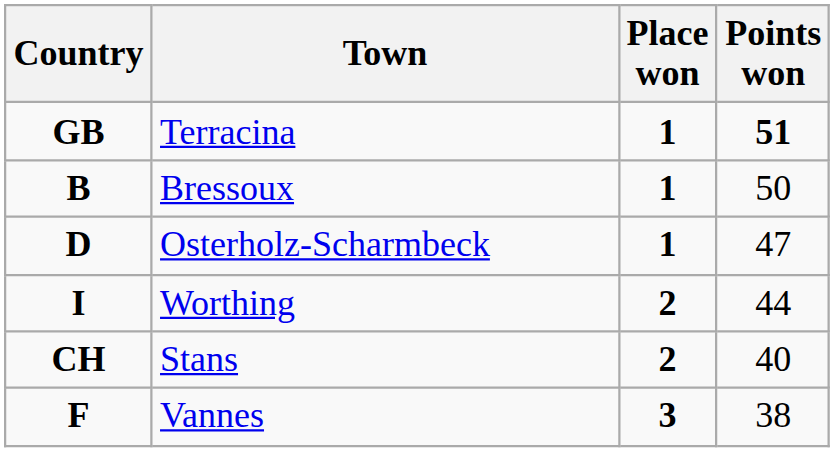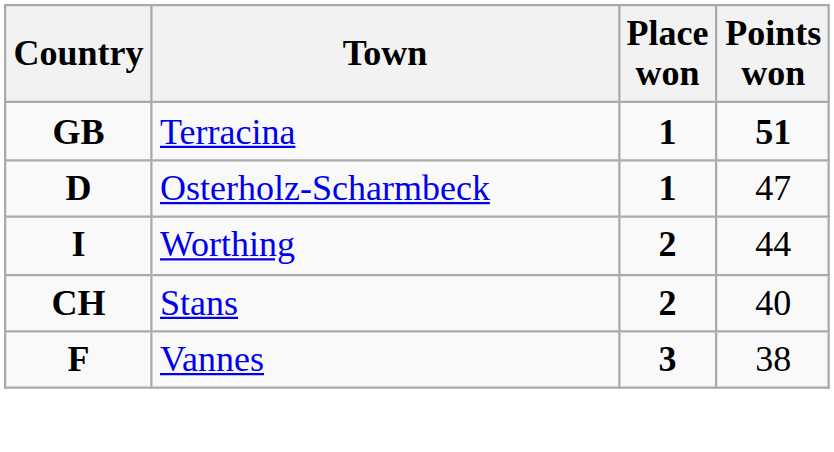- row: (227, 187)
